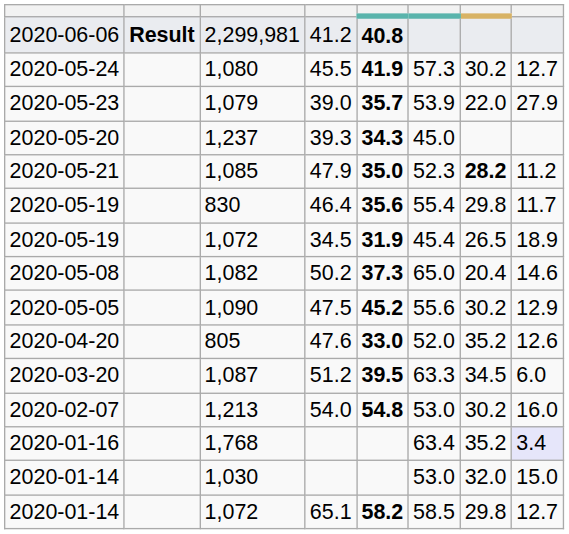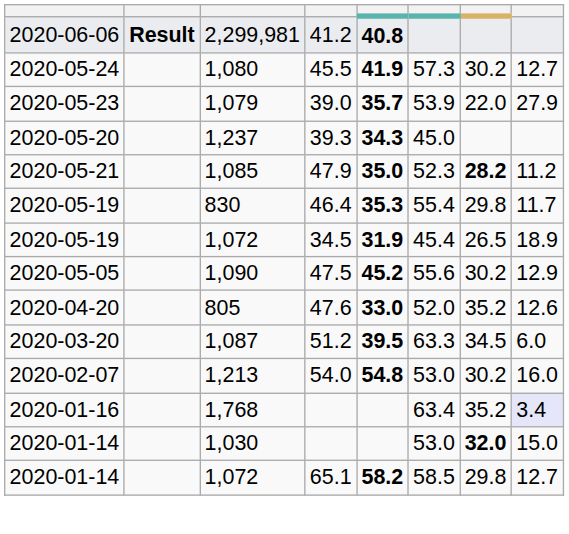(382, 205) 35.6 -> (382, 205) 35.3
- row: (64, 273)
(486, 477) normal -> (486, 443) bold
